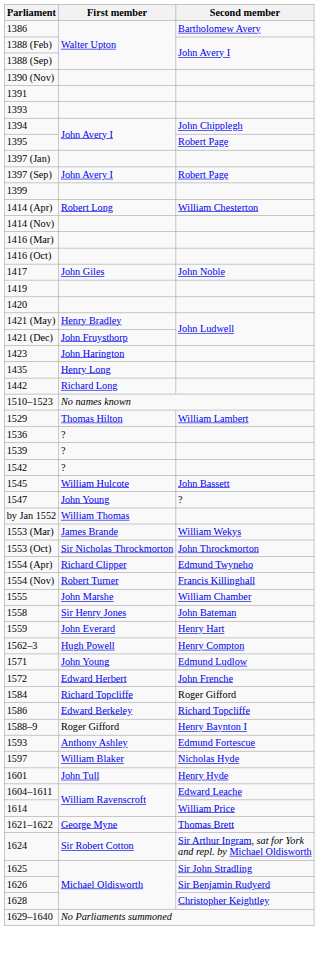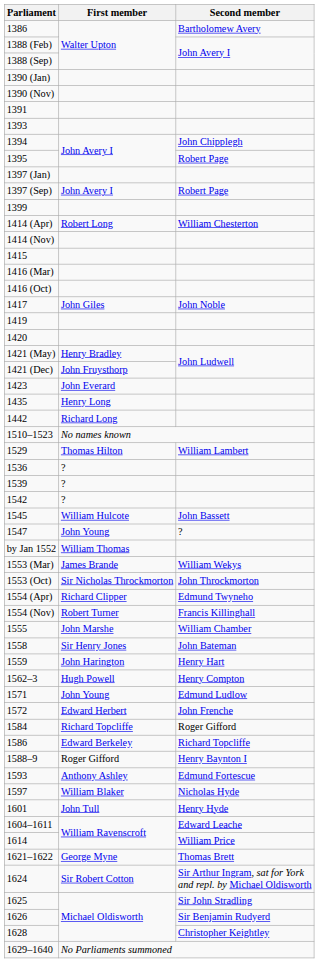+ row: (28, 77)
+ row: (17, 256)
(93, 353) John Harington -> (88, 386) John Everard
(88, 629) John Everard -> (93, 662) John Harington
